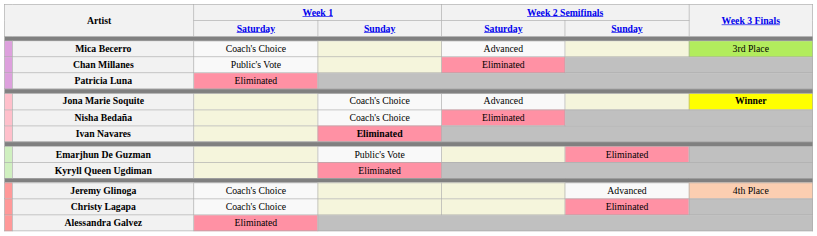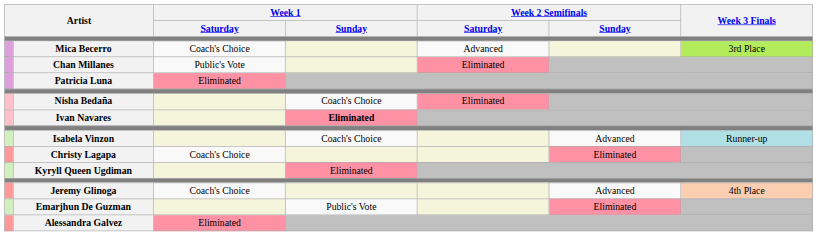- row: (103, 101)
+ row: (83, 138)
rows swapped: (103, 154) <-> (103, 207)
